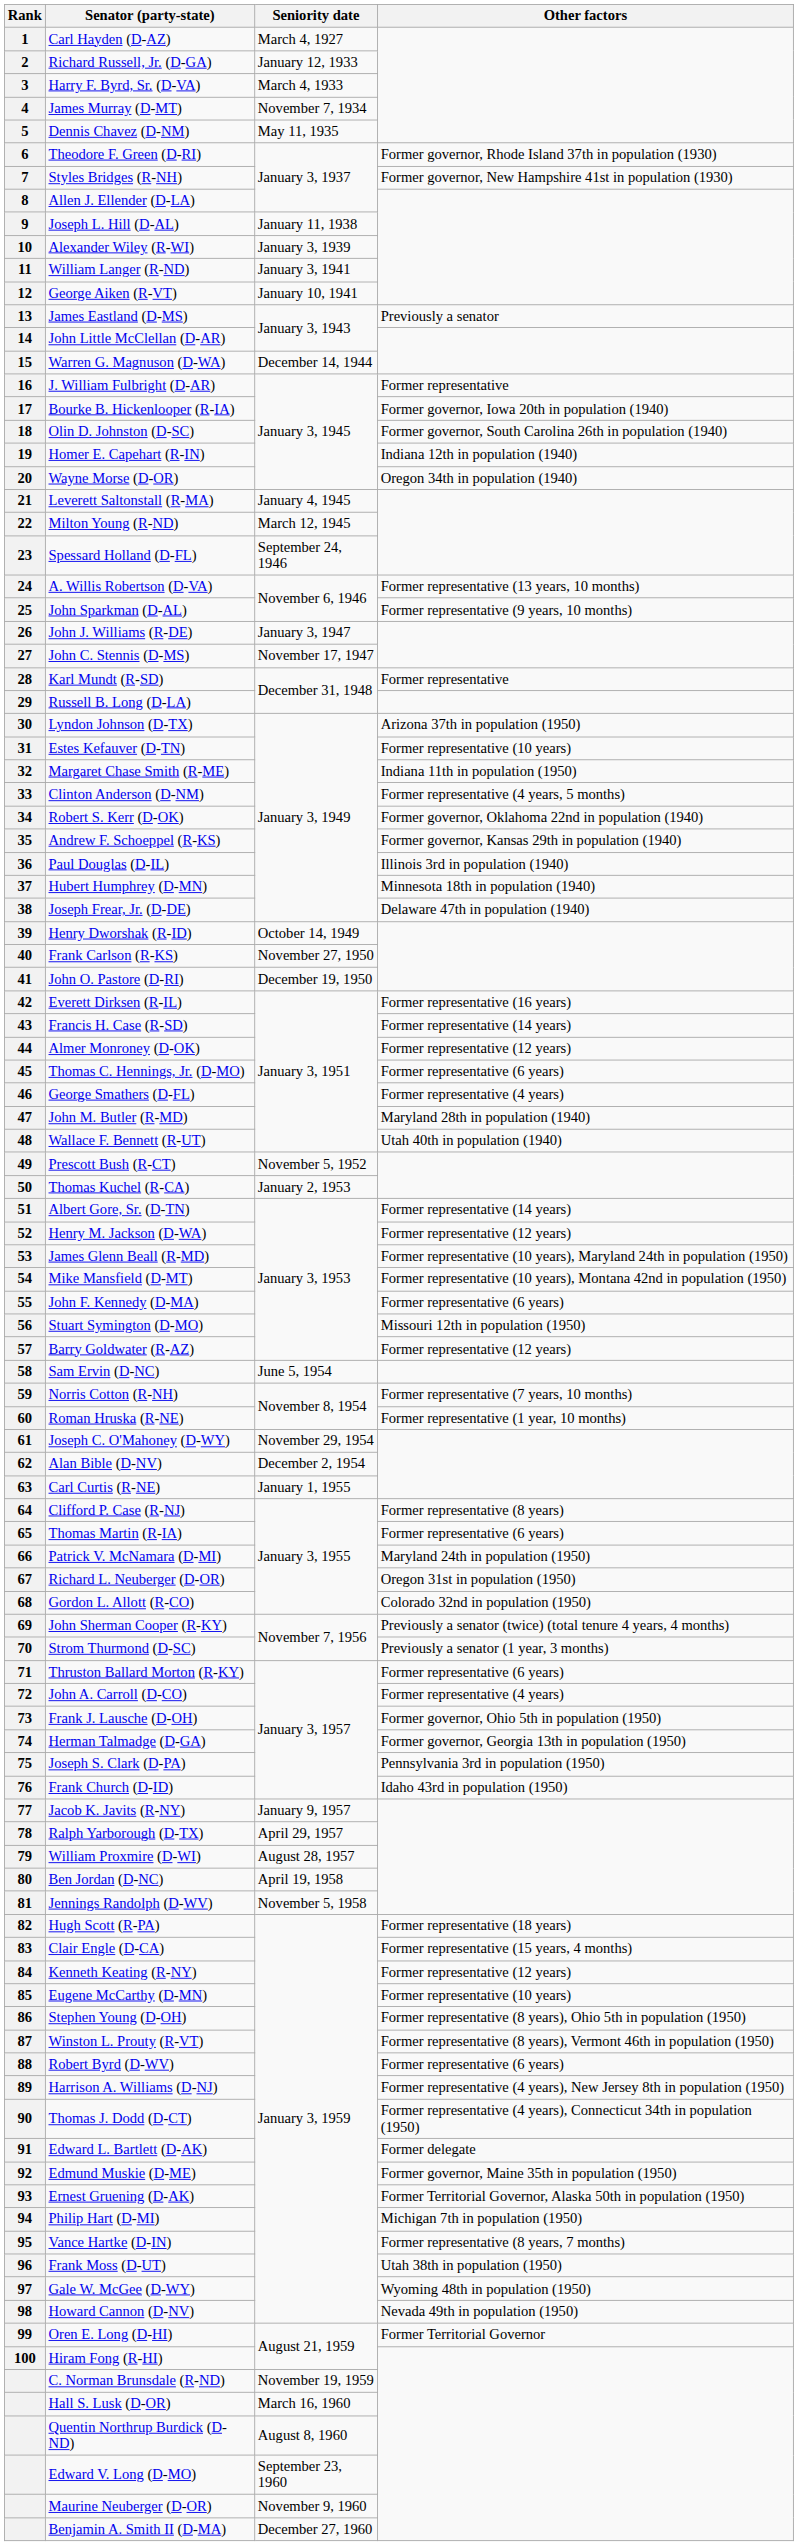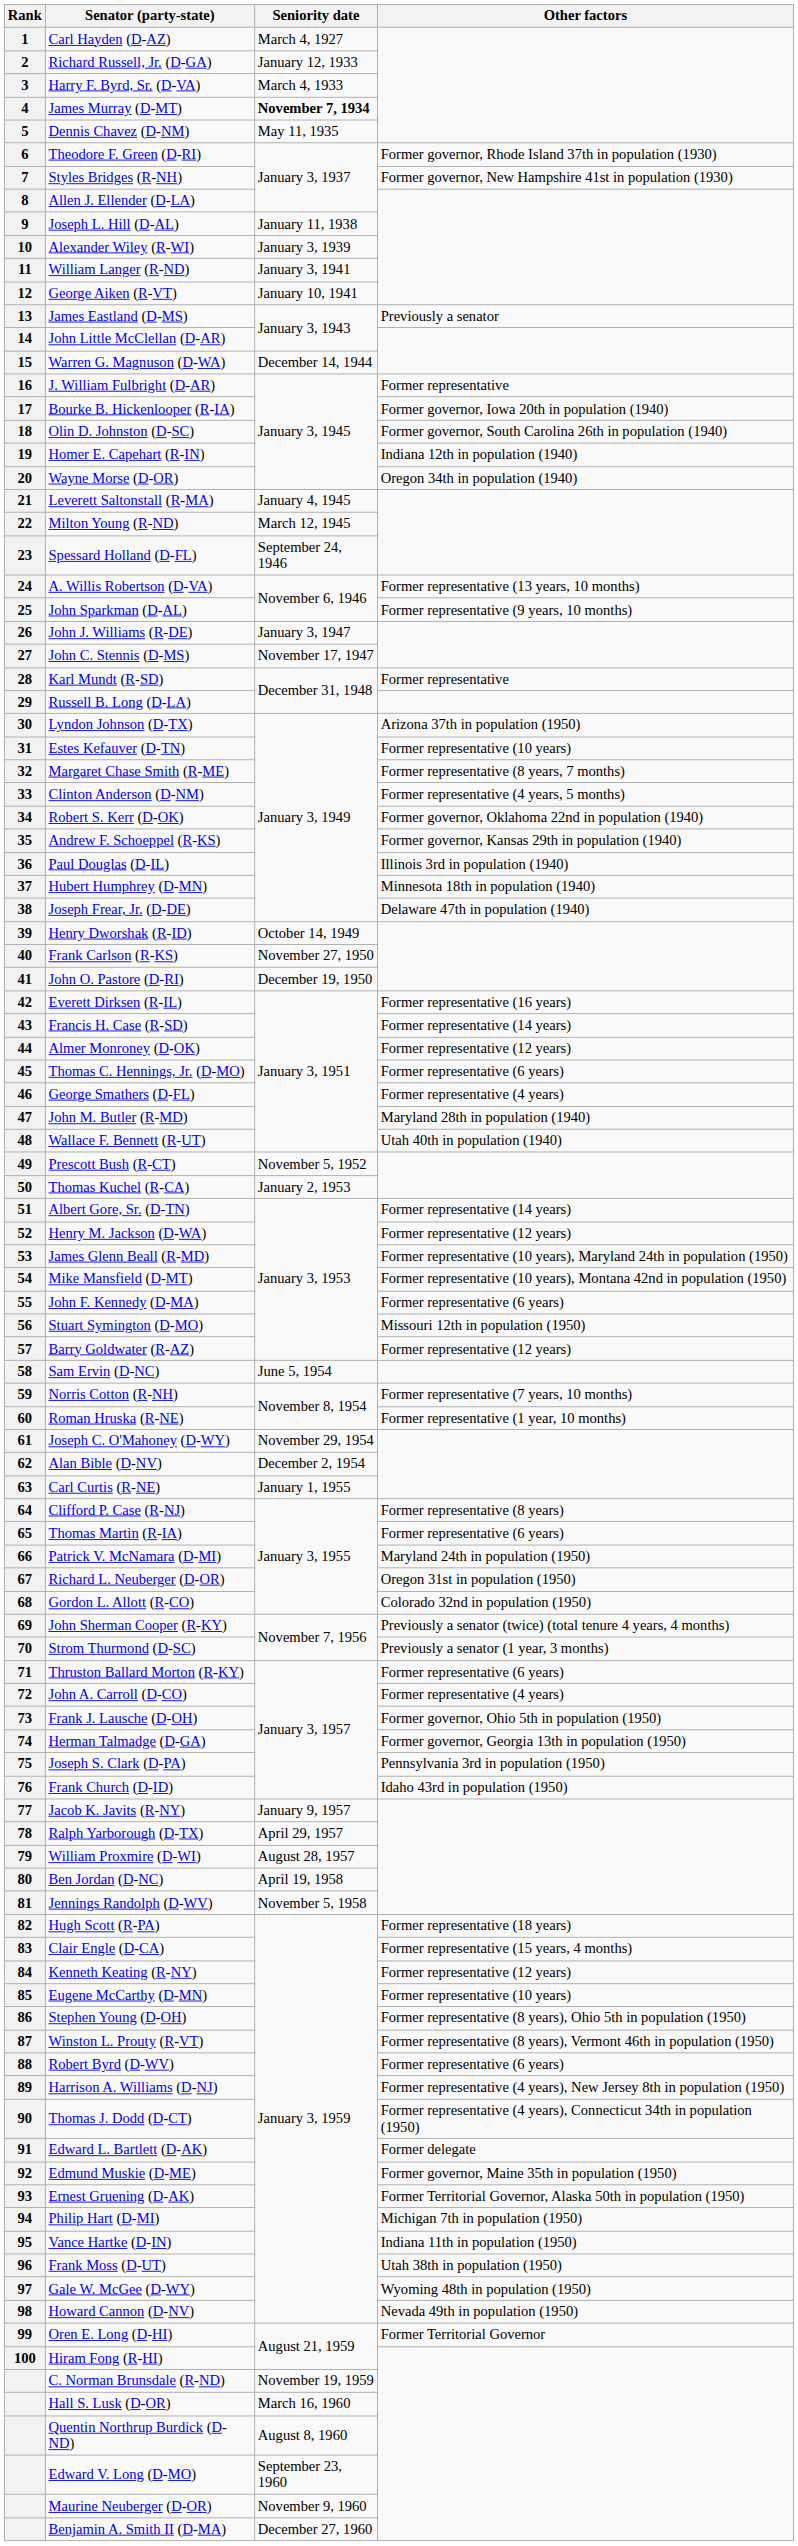(312, 108) normal -> (314, 108) bold
(479, 771) Indiana 11th in population (1950) -> (503, 771) Former representative (8 years, 7 months)
(503, 2242) Former representative (8 years, 7 months) -> (479, 2242) Indiana 11th in population (1950)
